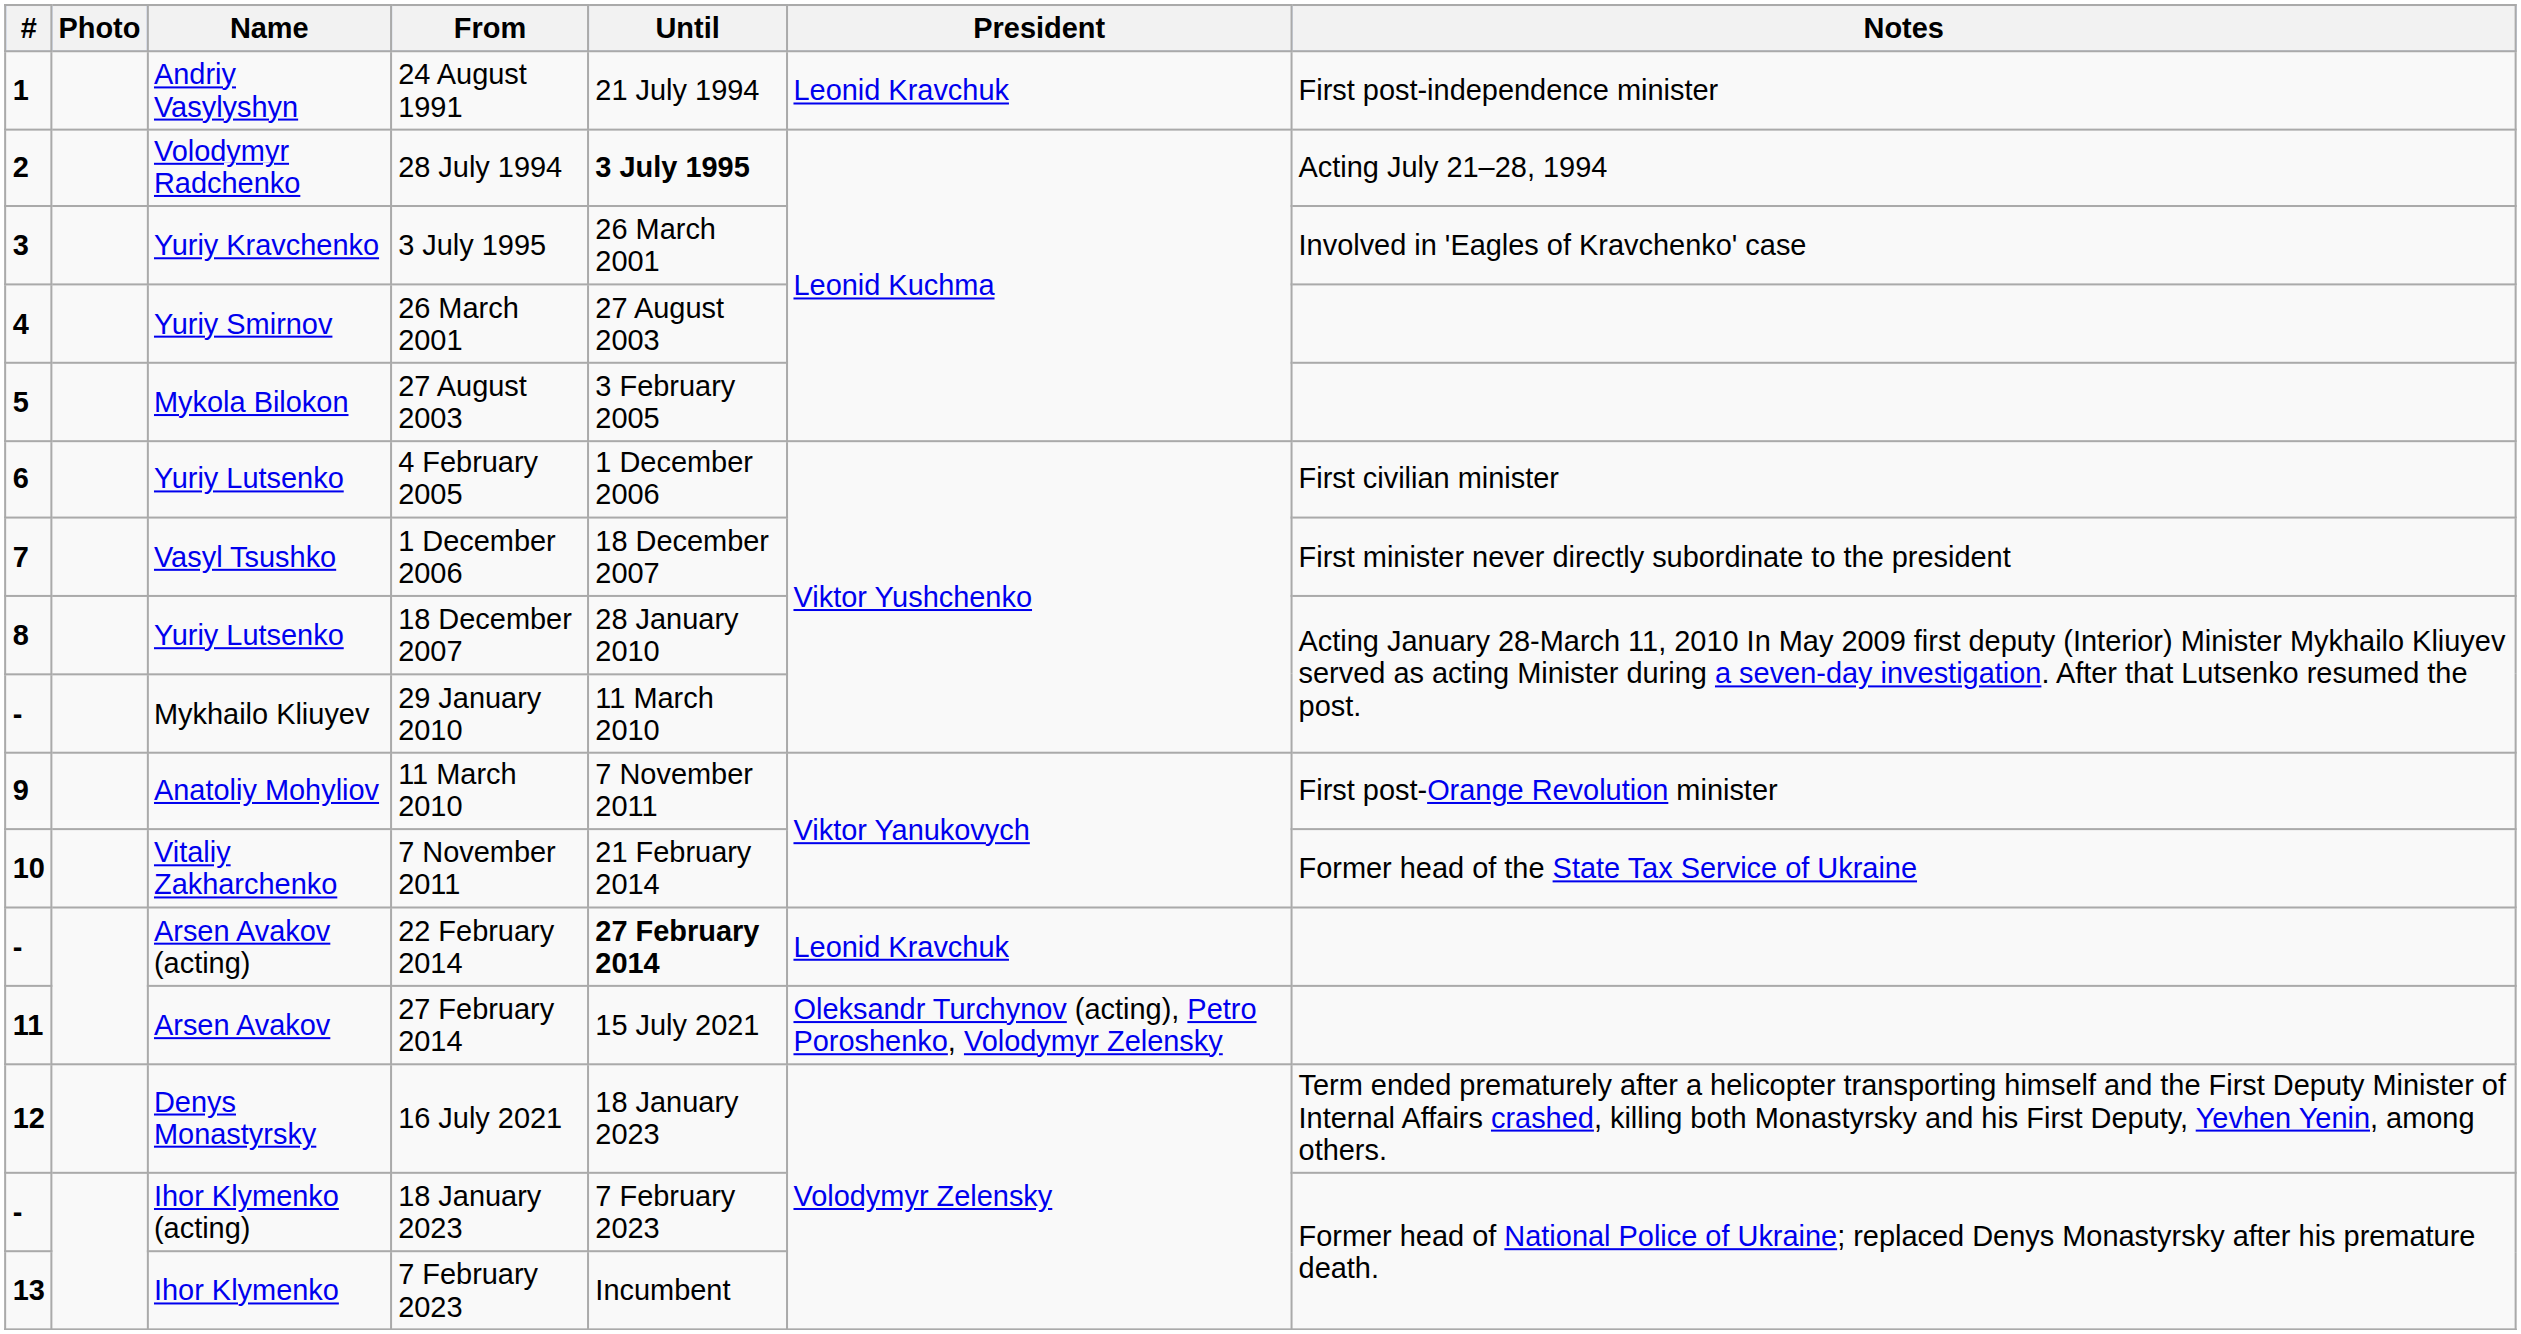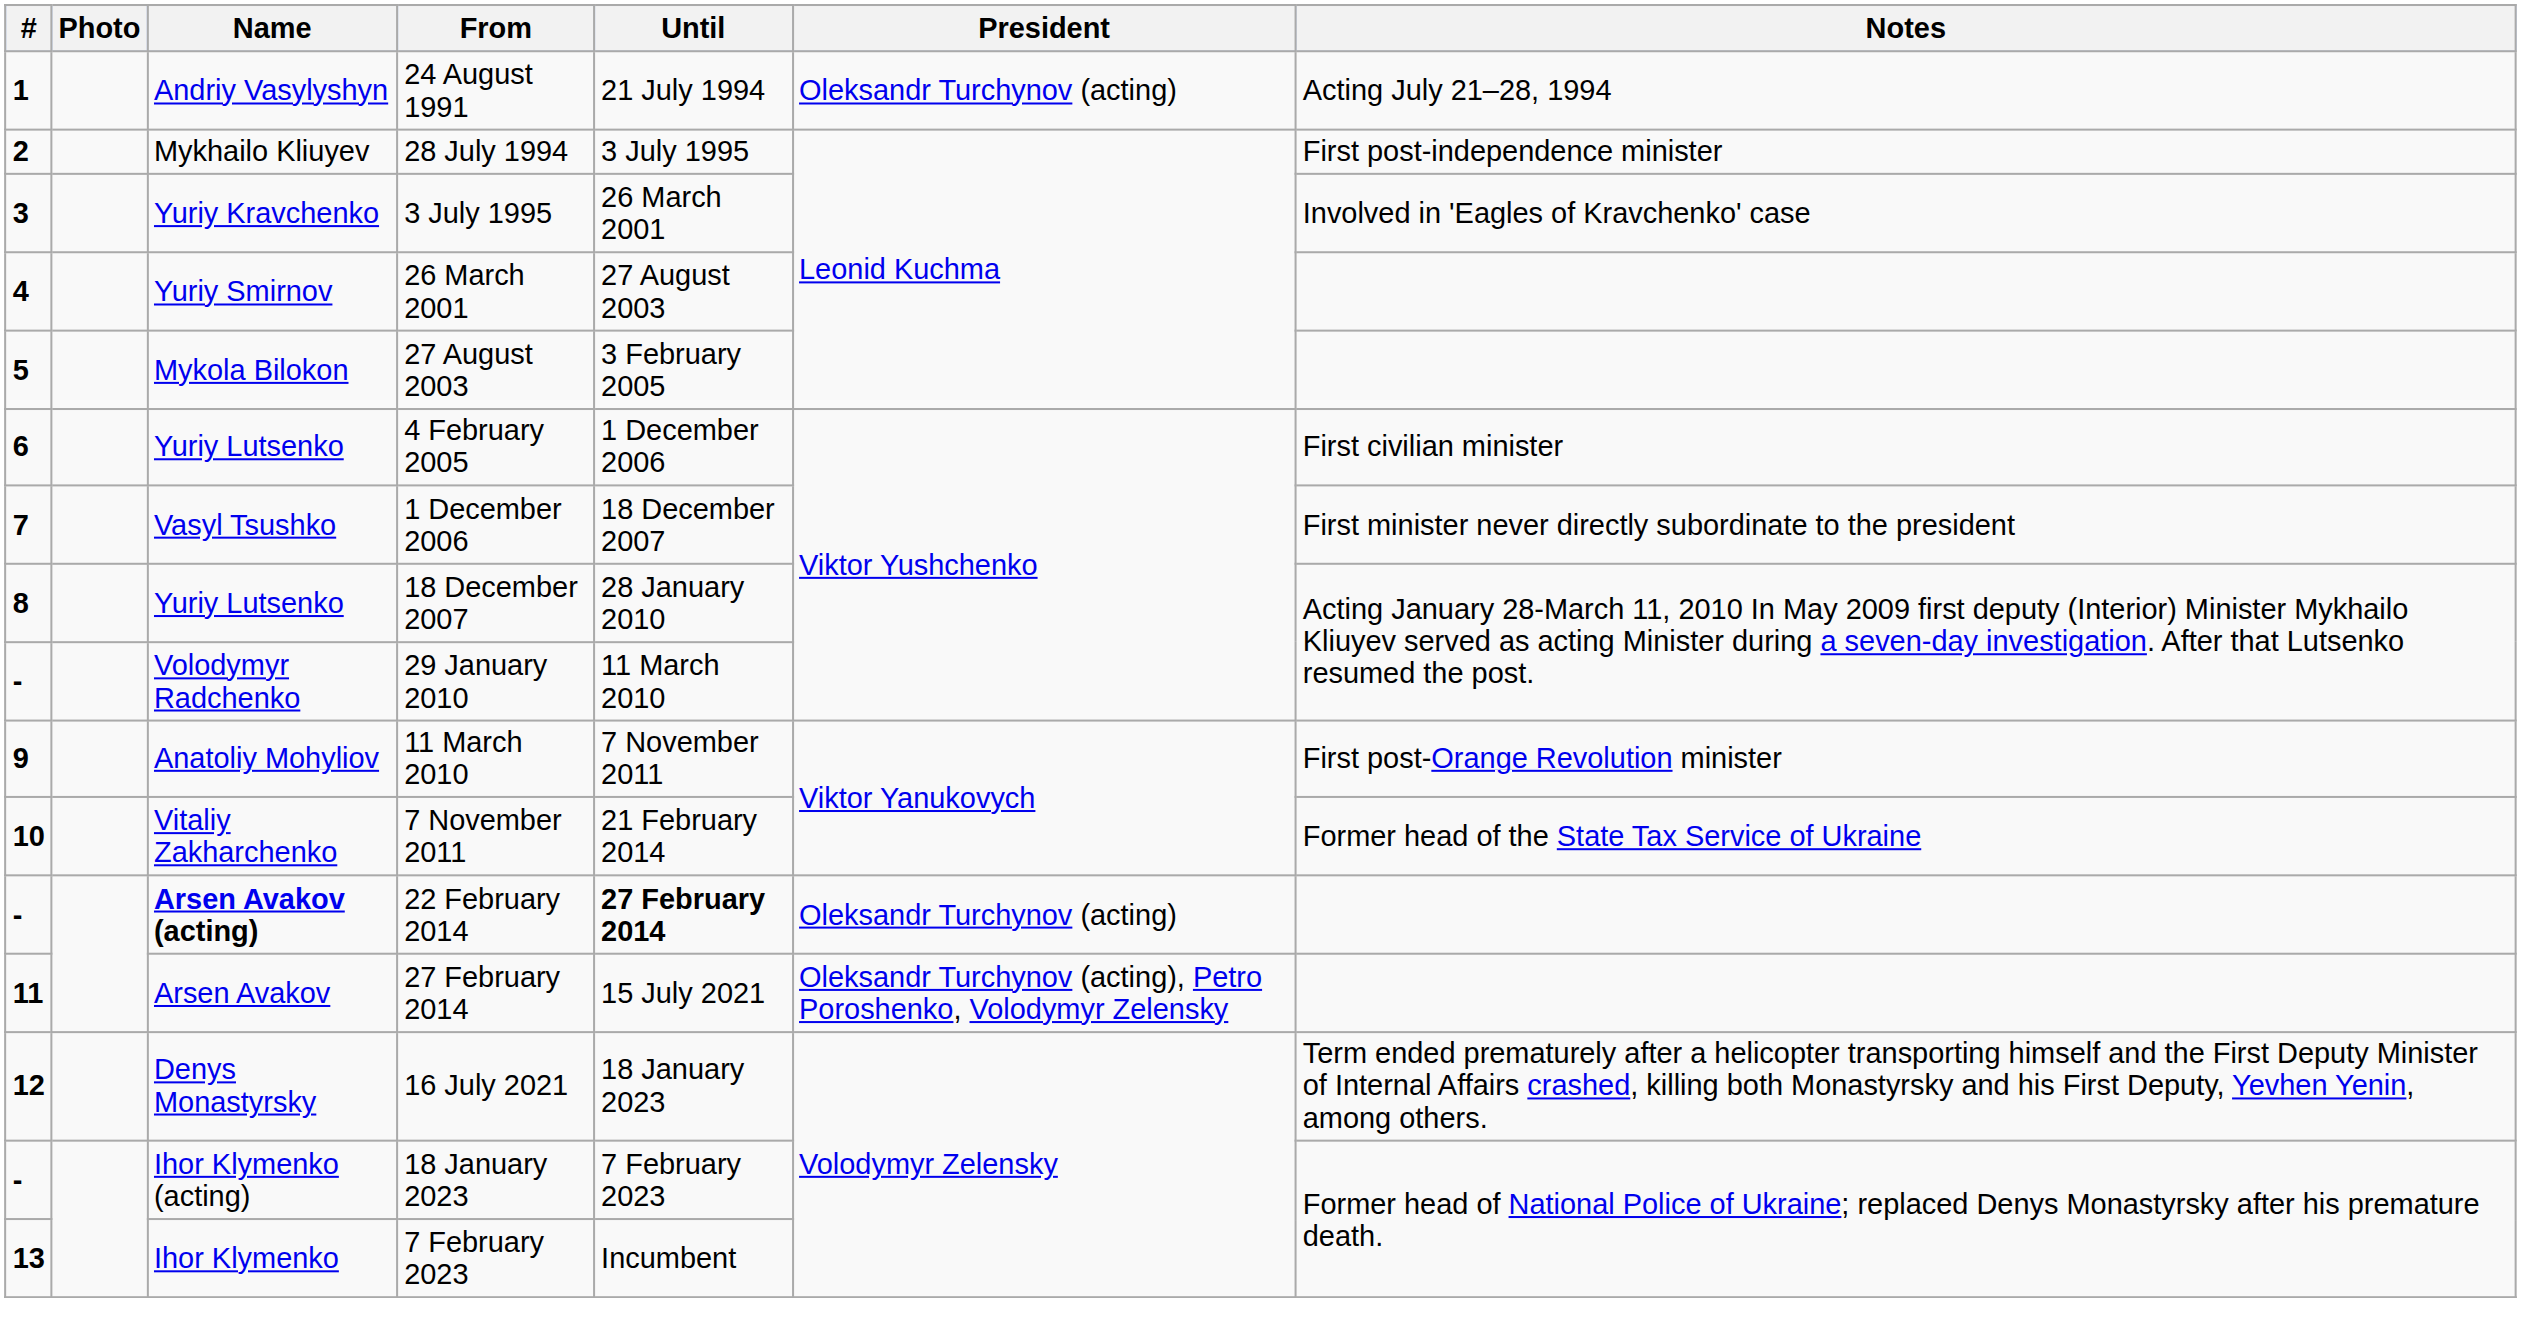(901, 90) Leonid Kravchuk -> (988, 90) Oleksandr Turchynov (acting)
(1508, 90) First post-independence minister -> (1457, 90) Acting July 21–28, 1994
(227, 168) Volodymyr Radchenko -> (262, 151) Mykhailo Kliuyev
(673, 168) bold -> (675, 151) normal
(1453, 168) Acting July 21–28, 1994 -> (1513, 151) First post-independence minister
(262, 713) Mykhailo Kliuyev -> (227, 681) Volodymyr Radchenko
(242, 946) normal -> (249, 914) bold
(901, 946) Leonid Kravchuk -> (988, 914) Oleksandr Turchynov (acting)
